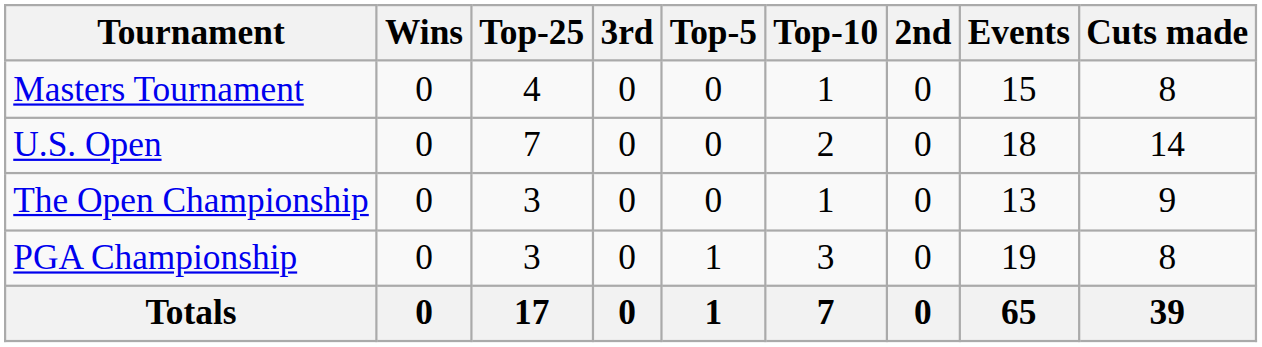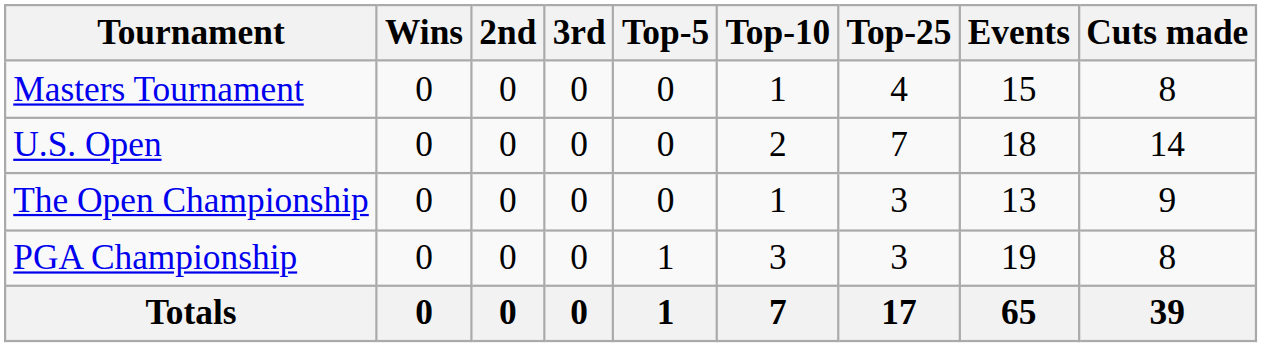columns swapped: (923, 32) <-> (532, 32)
